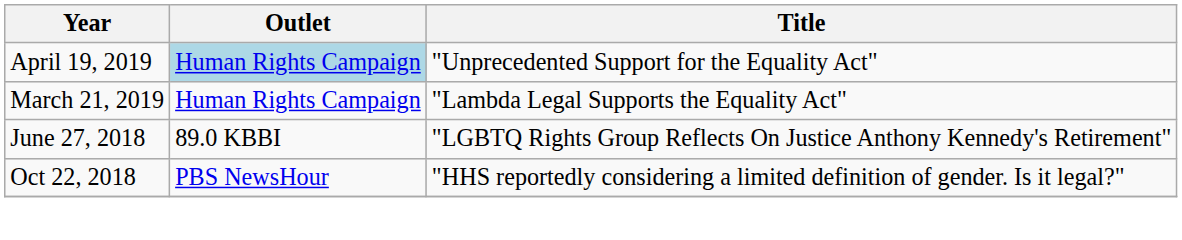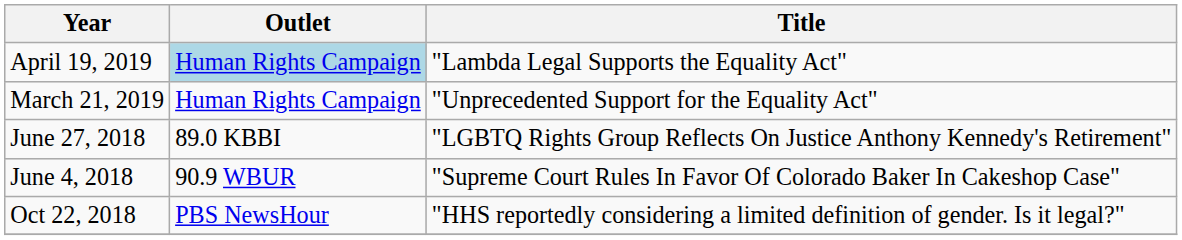(655, 61) "Unprecedented Support for the Equality Act" -> (639, 61) "Lambda Legal Supports the Equality Act"
(639, 100) "Lambda Legal Supports the Equality Act" -> (655, 100) "Unprecedented Support for the Equality Act"
+ row: (72, 176)
